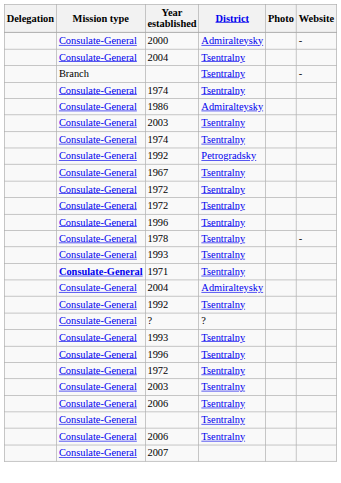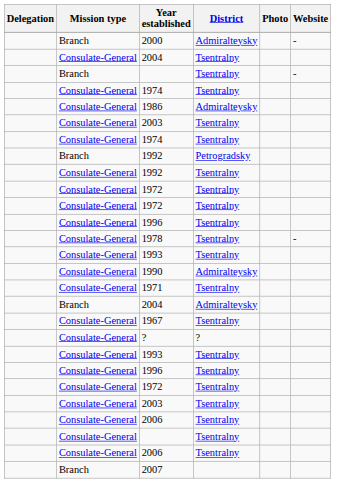(98, 40) Consulate-General -> (74, 40) Branch
(98, 156) Consulate-General -> (74, 156) Branch
rows swapped: (158, 172) <-> (158, 304)
+ row: (152, 271)
(101, 271) bold -> (98, 288) normal
(98, 288) Consulate-General -> (74, 304) Branch
(98, 453) Consulate-General -> (74, 469) Branch
